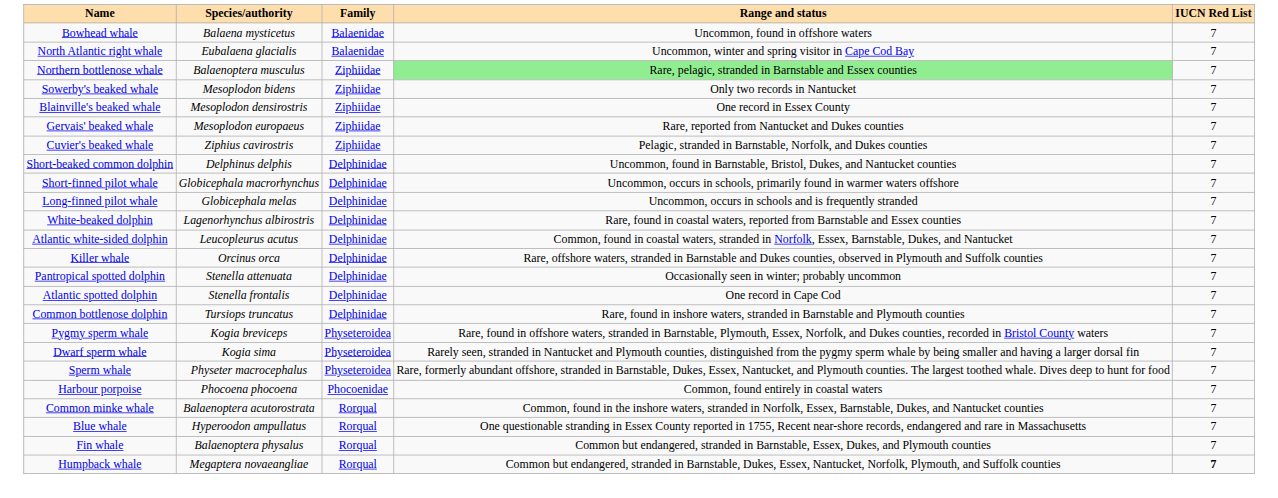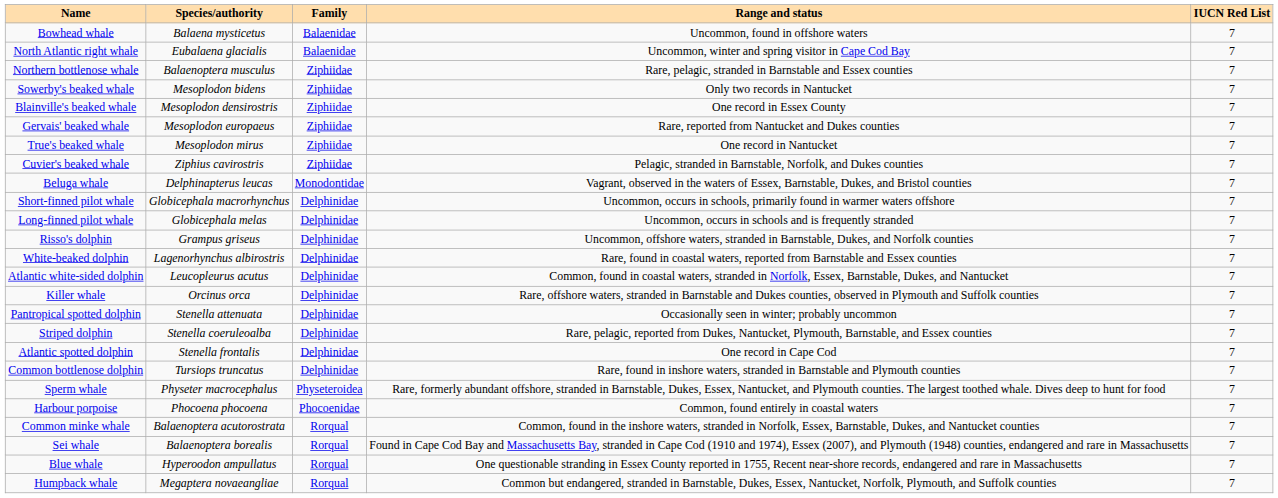(783, 70) lightgreen background -> (779, 70) no background
+ row: (76, 145)
+ row: (76, 182)
- row: (100, 164)
+ row: (76, 239)
+ row: (76, 333)
- row: (100, 333)
- row: (100, 351)
+ row: (76, 445)
- row: (100, 445)
(1213, 464) bold -> (1232, 483) normal
